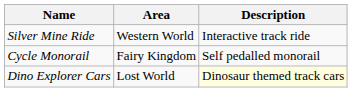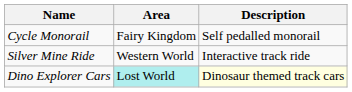rows swapped: (48, 55) <-> (51, 35)
(146, 76) no background -> (146, 76) paleturquoise background
